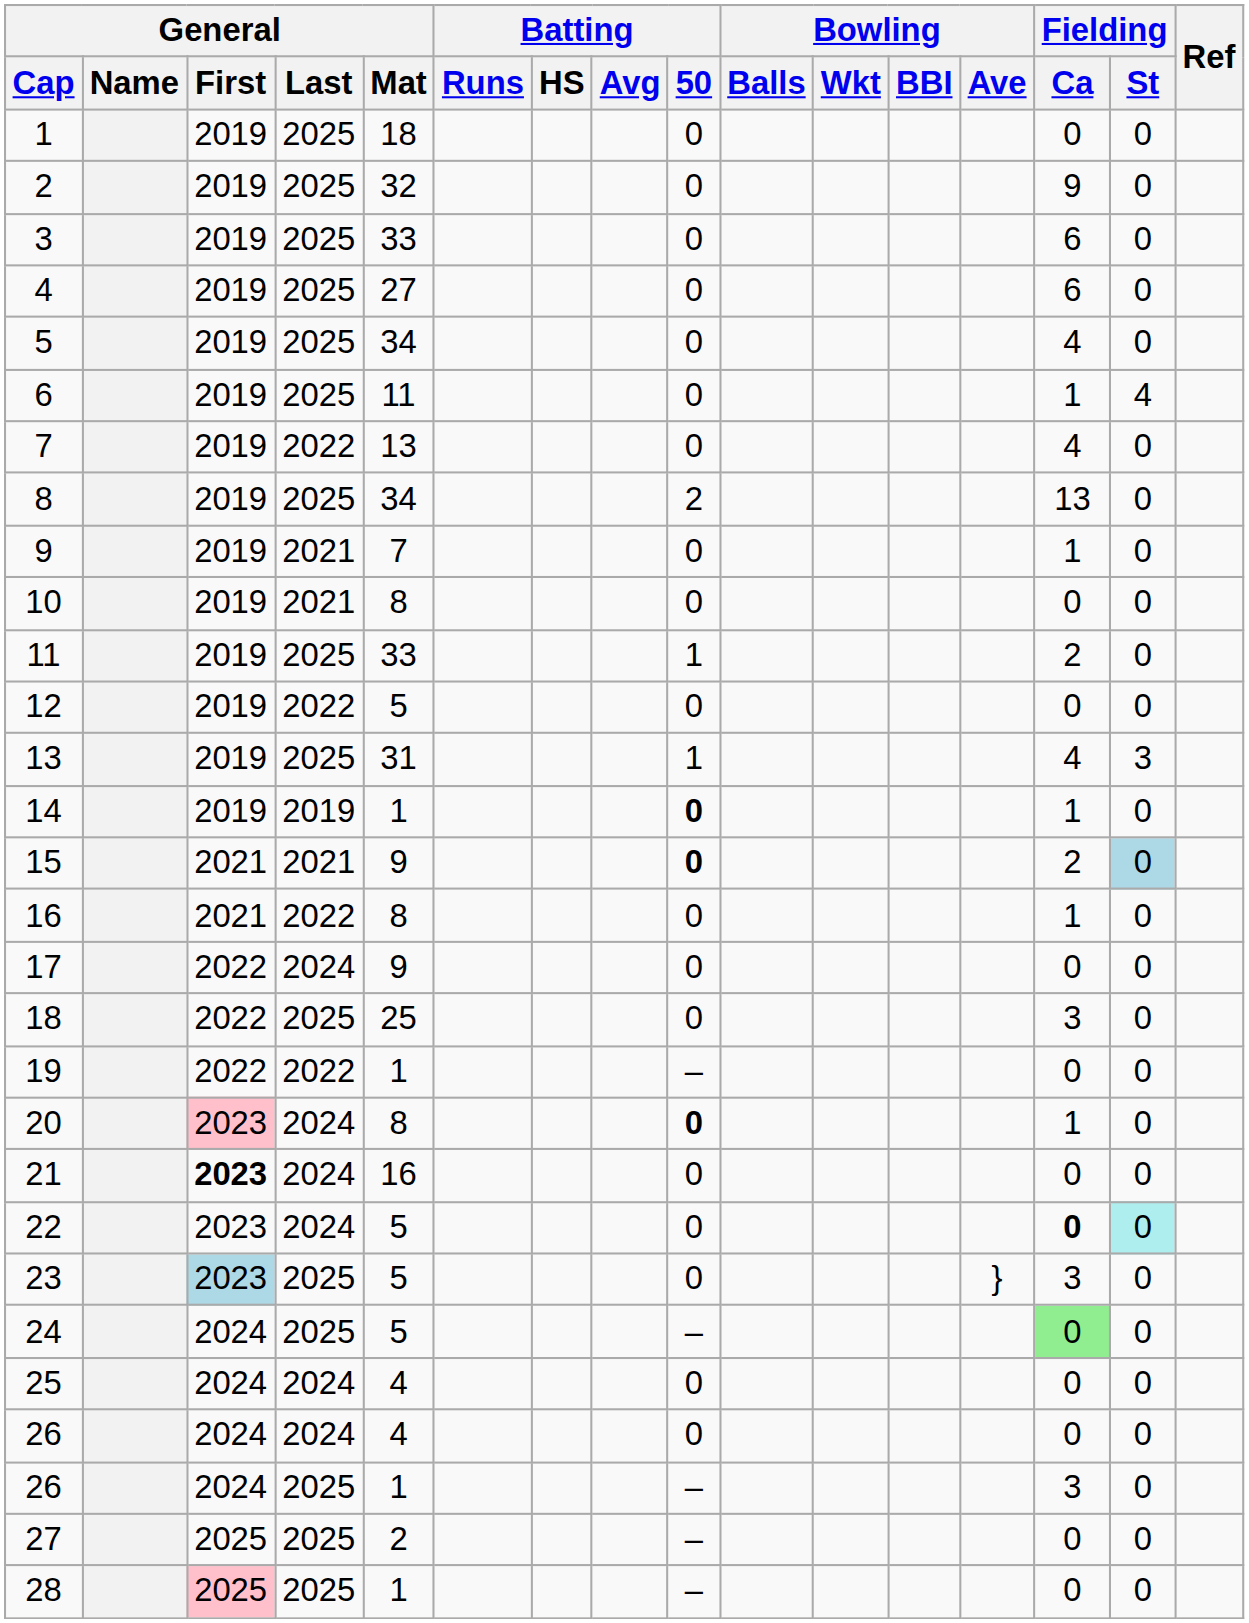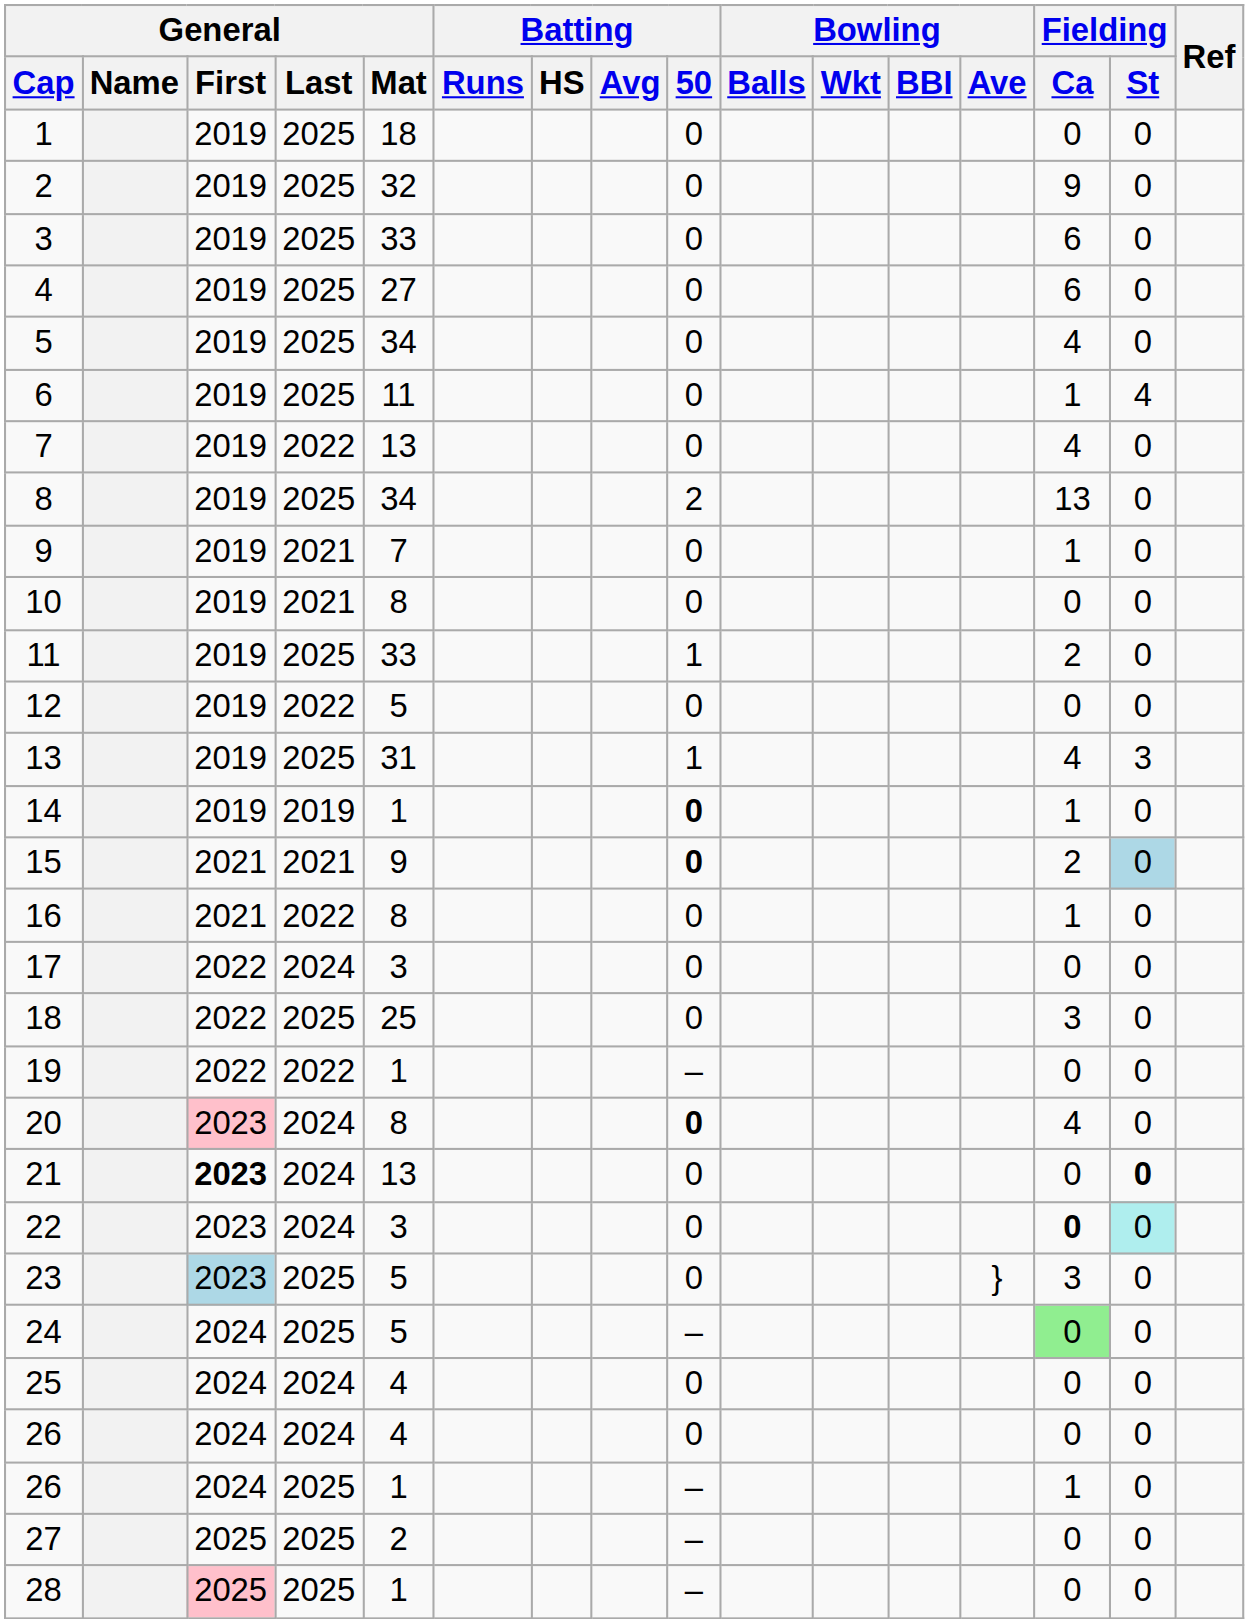(399, 966) 9 -> (399, 966) 3
(1072, 1122) 1 -> (1072, 1122) 4
(399, 1174) 16 -> (399, 1174) 13
(1143, 1174) normal -> (1143, 1174) bold
(399, 1226) 5 -> (399, 1226) 3
(1072, 1487) 3 -> (1072, 1487) 1
